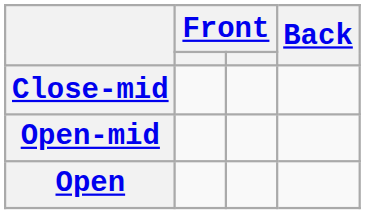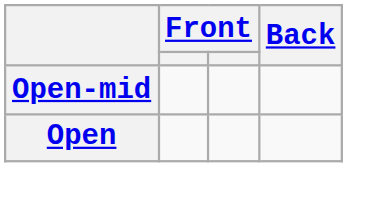- row: (90, 90)
